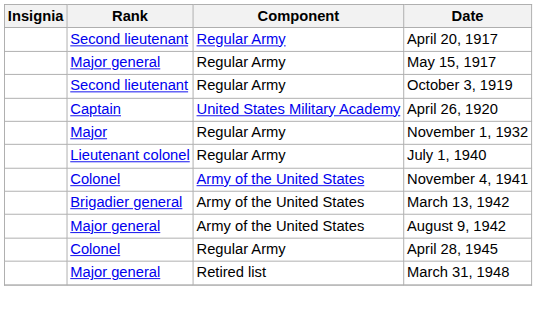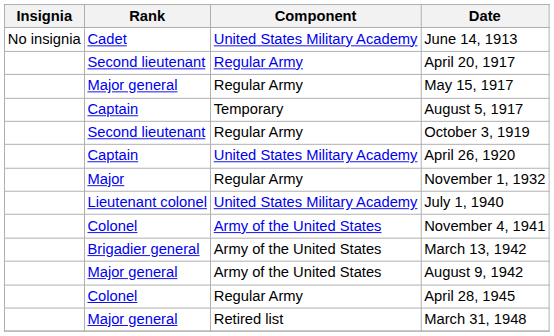+ row: (471, 39)
+ row: (474, 109)
(241, 156) Regular Army -> (316, 202) United States Military Academy
